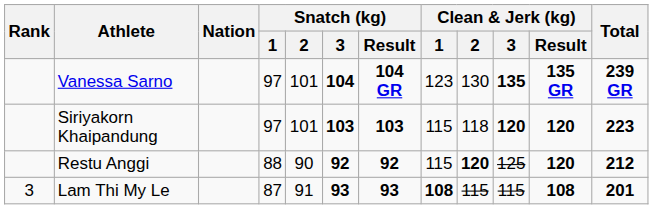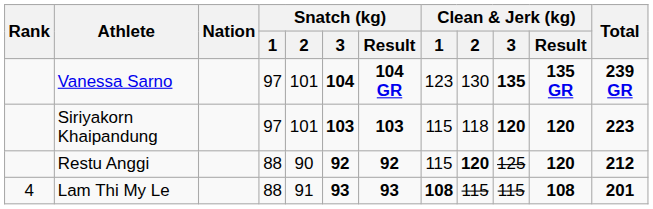(29, 190) 3 -> (29, 190) 4
(273, 190) 87 -> (273, 190) 88
